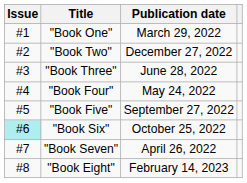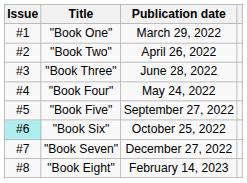(179, 52) December 27, 2022 -> (179, 52) April 26, 2022
(179, 149) April 26, 2022 -> (179, 149) December 27, 2022
